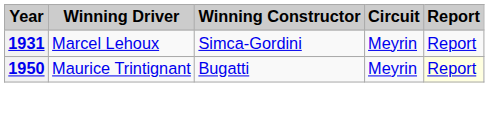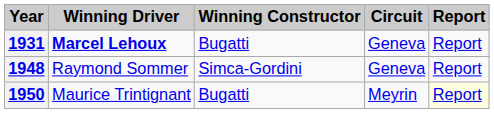(106, 43) normal -> (109, 43) bold
(250, 43) Simca-Gordini -> (224, 43) Bugatti
(393, 43) Meyrin -> (397, 43) Geneva
+ row: (26, 69)
